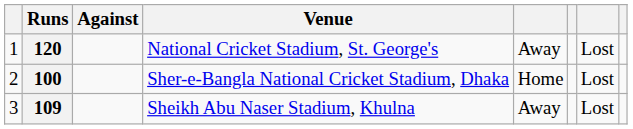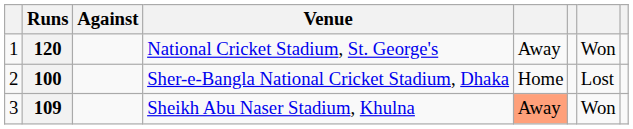(597, 49) Lost -> (598, 49) Won
(539, 108) no background -> (539, 108) lightsalmon background
(597, 108) Lost -> (598, 108) Won
